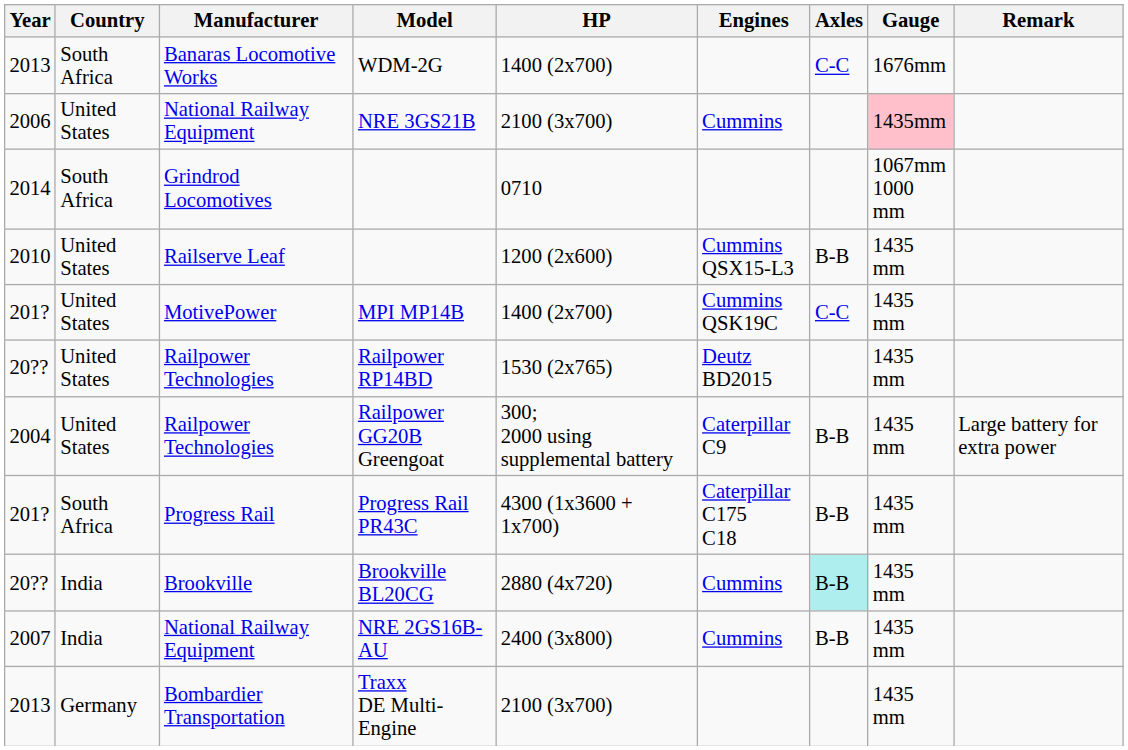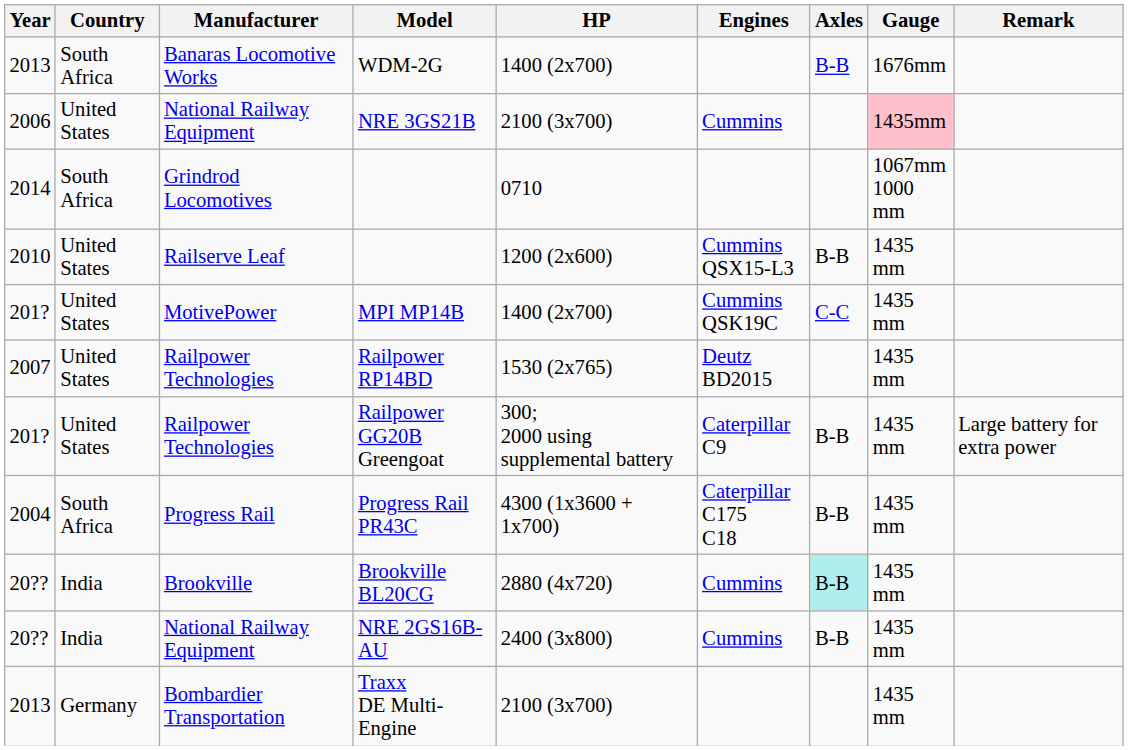(832, 65) C-C -> (832, 65) B-B
(29, 368) 20?? -> (30, 368) 2007
(30, 435) 2004 -> (29, 435) 201?
(29, 514) 201? -> (30, 514) 2004
(30, 638) 2007 -> (29, 638) 20??
